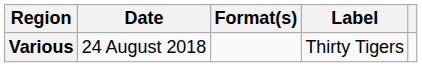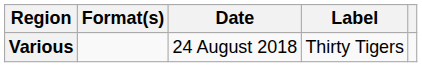columns swapped: (144, 18) <-> (256, 18)
